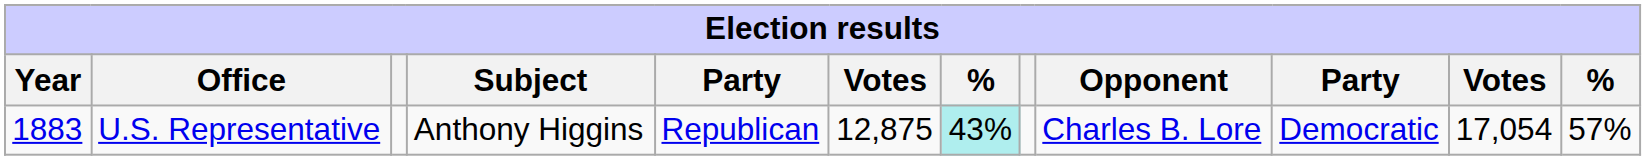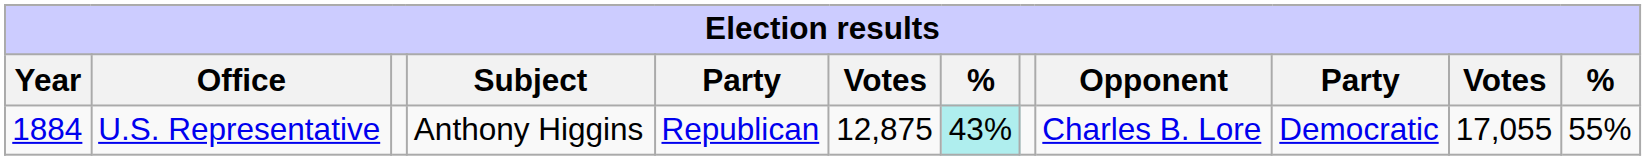(47, 129) 1883 -> (47, 129) 1884
(1504, 129) 17,054 -> (1504, 129) 17,055
(1600, 129) 57% -> (1600, 129) 55%
